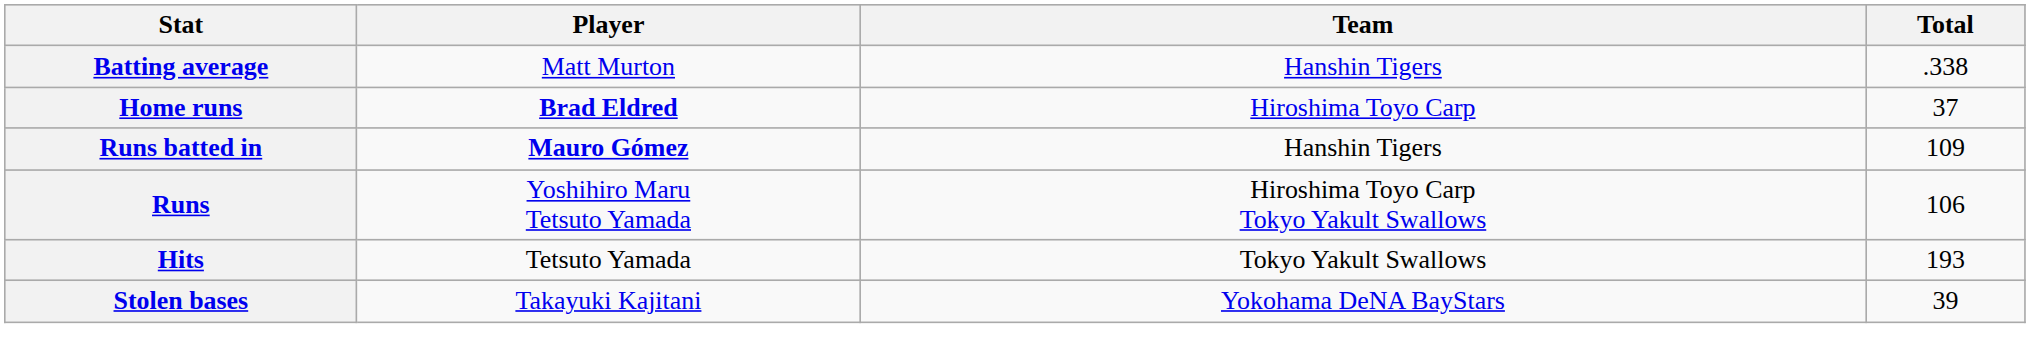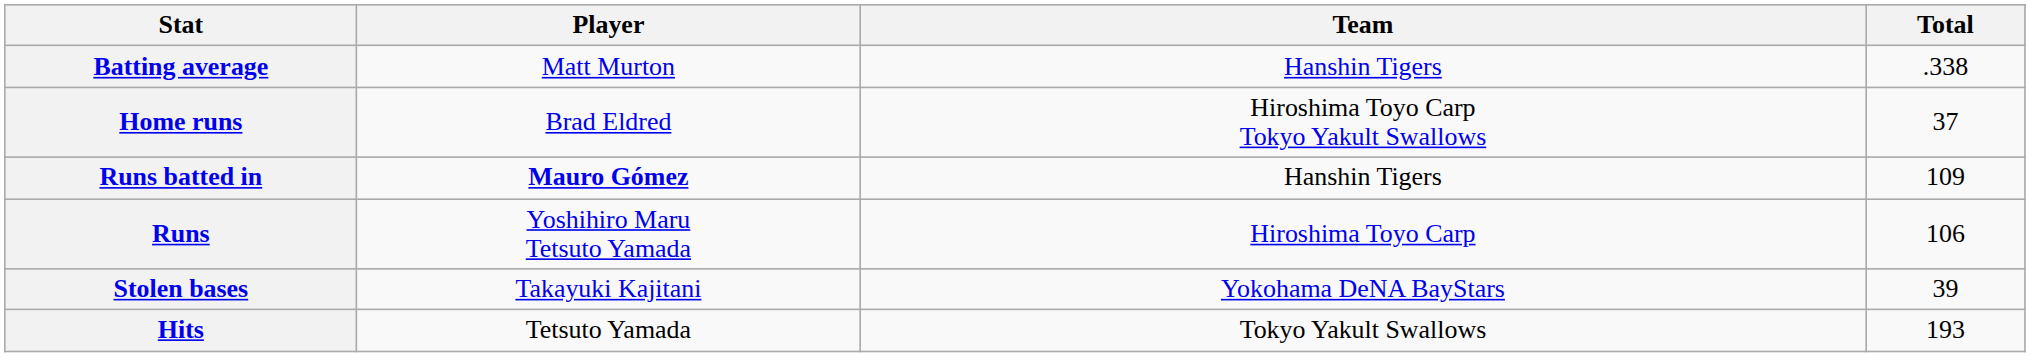(608, 107) bold -> (608, 121) normal
(1363, 107) Hiroshima Toyo Carp -> (1363, 121) Hiroshima Toyo Carp Tokyo Yakult Swallows
(1363, 204) Hiroshima Toyo Carp Tokyo Yakult Swallows -> (1363, 233) Hiroshima Toyo Carp
rows swapped: (181, 259) <-> (181, 300)
